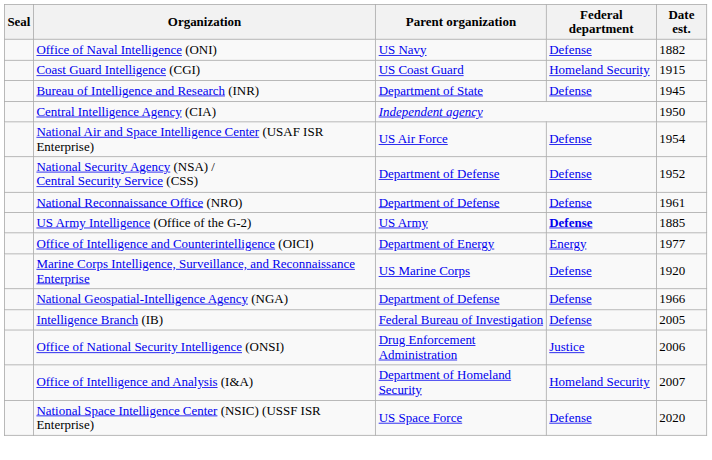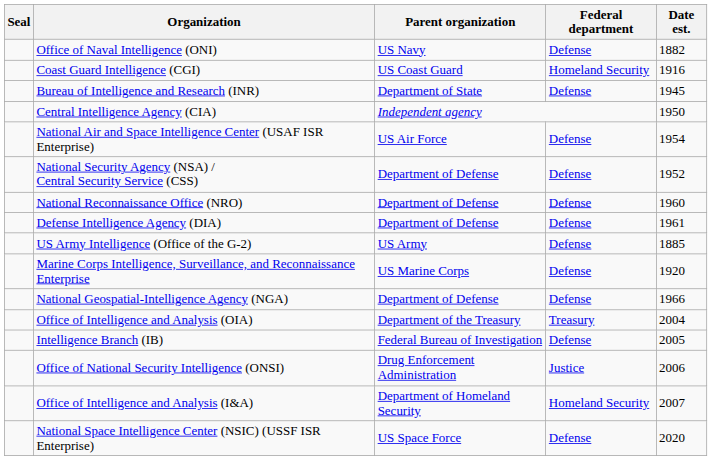(672, 70) 1915 -> (672, 70) 1916
(672, 202) 1961 -> (672, 202) 1960
+ row: (129, 222)
(571, 222) bold -> (570, 243) normal
- row: (175, 243)
+ row: (144, 319)
